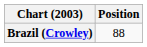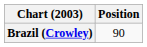(119, 33) 88 -> (119, 33) 90
